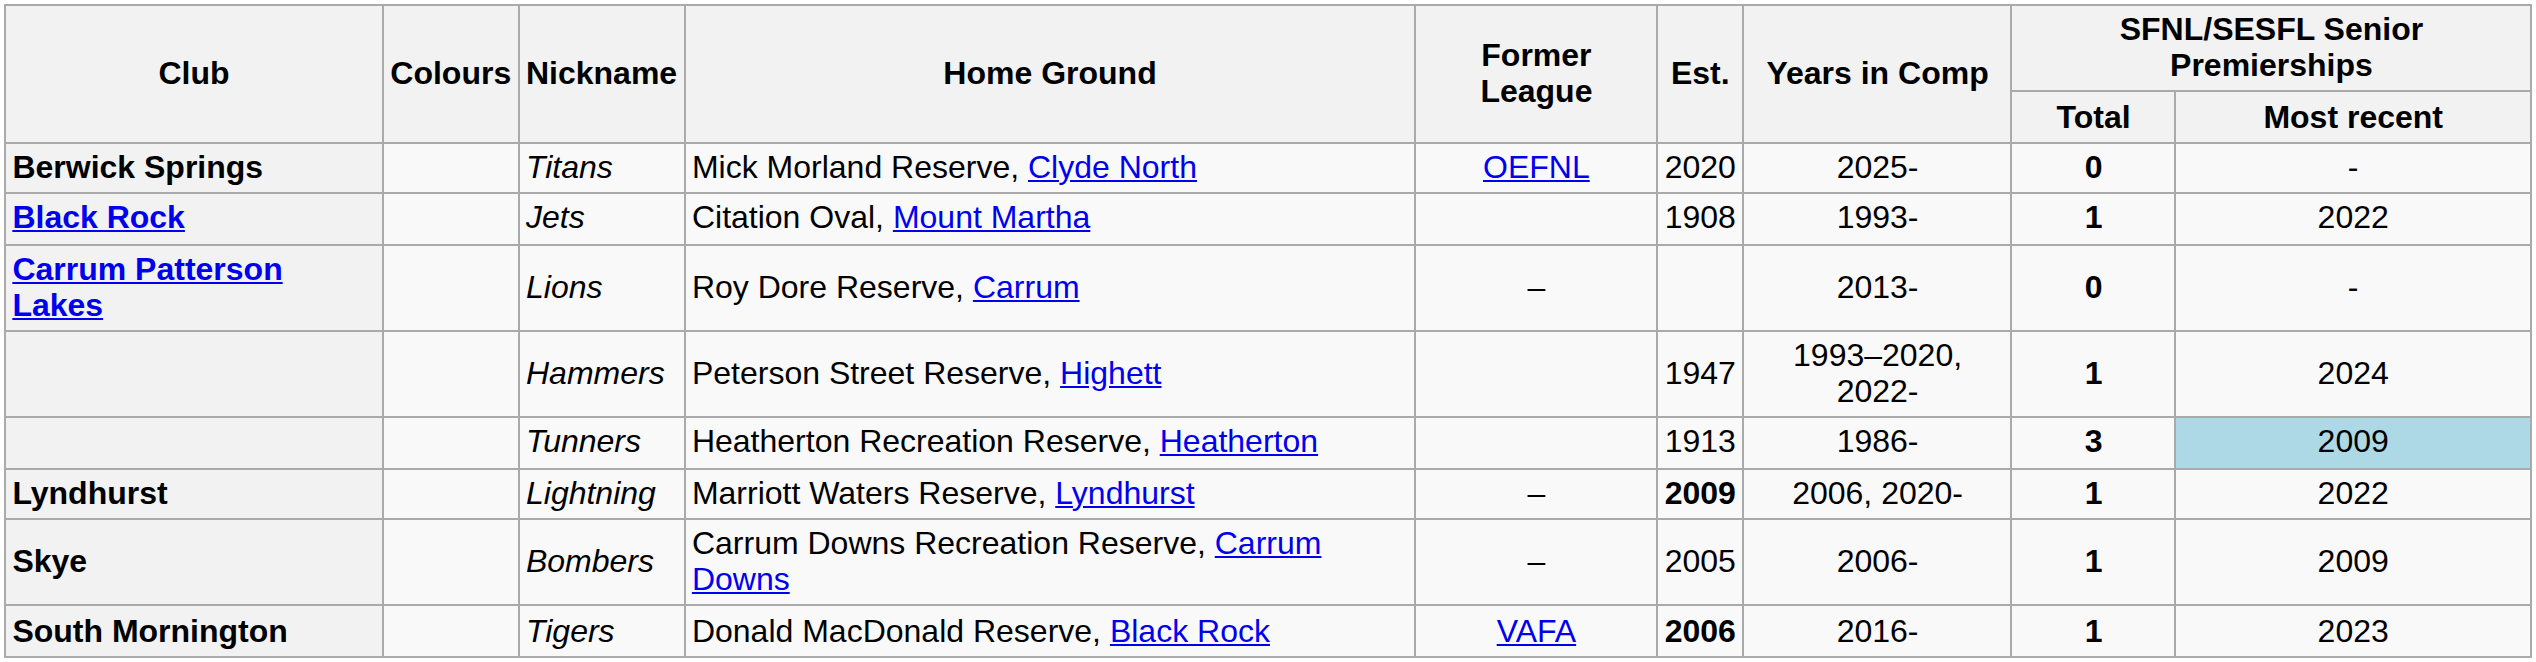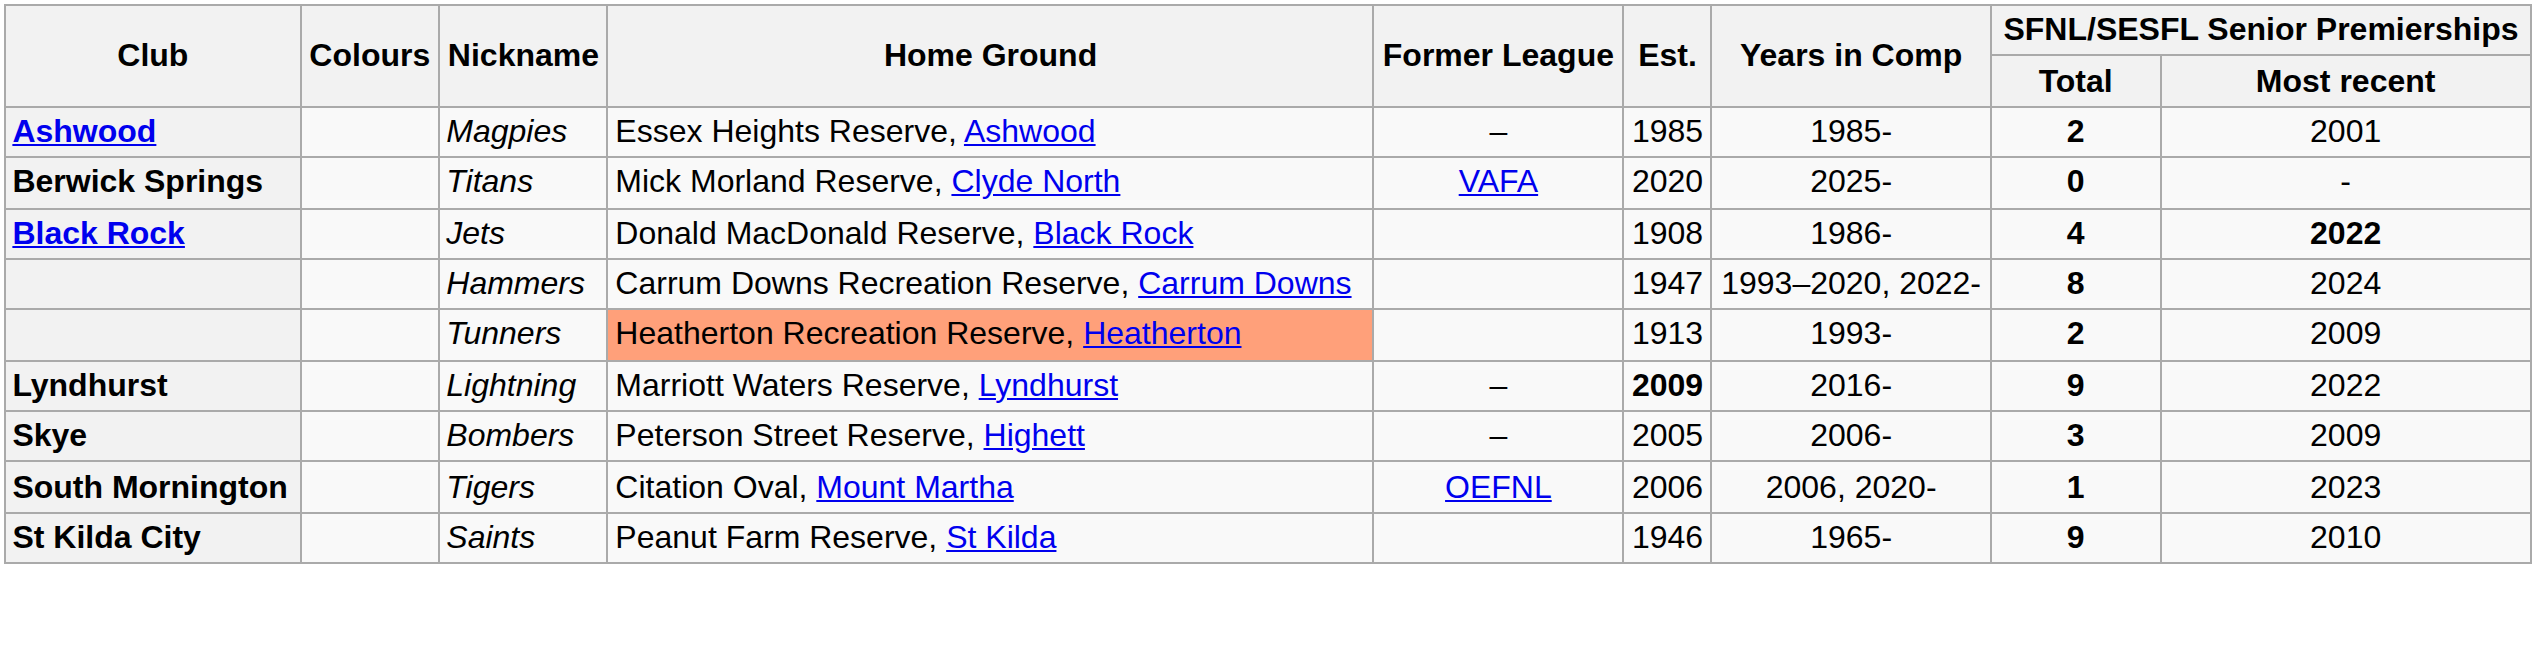+ row: (507, 131)
(1536, 167) OEFNL -> (1498, 182) VAFA
(891, 218) Citation Oval, Mount Martha -> (904, 232) Donald MacDonald Reserve, Black Rock
(1878, 218) 1993- -> (1851, 232) 1986-
(2094, 218) 1 -> (2076, 232) 4
(2353, 218) normal -> (2346, 232) bold
- row: (564, 286)
(927, 373) Peterson Street Reserve, Highett -> (983, 283) Carrum Downs Recreation Reserve, Carrum Downs
(2094, 373) 1 -> (2076, 283) 8
(1005, 442) no background -> (928, 334) lightsalmon background
(1878, 442) 1986- -> (1851, 334) 1993-
(2094, 442) 3 -> (2076, 334) 2
(2353, 442) lightblue background -> (2346, 334) no background
(1878, 493) 2006, 2020- -> (1851, 385) 2016-
(2094, 493) 1 -> (2076, 385) 9
(1007, 561) Carrum Downs Recreation Reserve, Carrum Downs -> (850, 435) Peterson Street Reserve, Highett
(2094, 561) 1 -> (2076, 435) 3
(981, 630) Donald MacDonald Reserve, Black Rock -> (815, 486) Citation Oval, Mount Martha
(1536, 630) VAFA -> (1498, 486) OEFNL
(1700, 630) bold -> (1667, 486) normal
(1878, 630) 2016- -> (1851, 486) 2006, 2020-
+ row: (491, 537)
